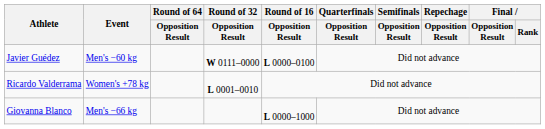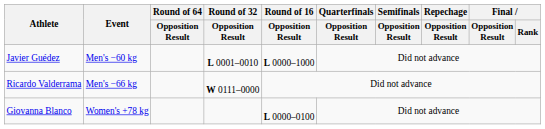(233, 64) W 0111–0000 -> (233, 64) L 0001–0010
(289, 64) L 0000–0100 -> (289, 64) L 0000–1000
(117, 85) Women's +78 kg -> (111, 85) Men's −66 kg
(233, 90) L 0001–0010 -> (233, 90) W 0111–0000
(111, 111) Men's −66 kg -> (117, 111) Women's +78 kg
(289, 117) L 0000–1000 -> (289, 117) L 0000–0100
